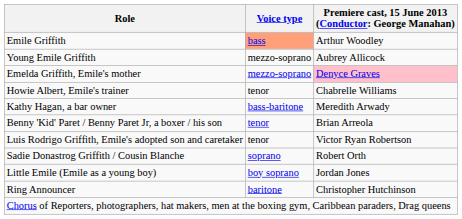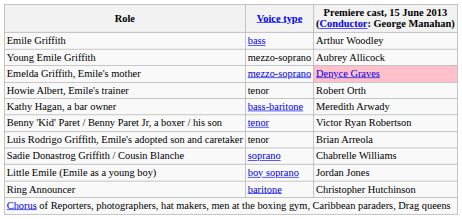(257, 40) lightsalmon background -> (257, 40) no background
(356, 90) Chabrelle Williams -> (341, 90) Robert Orth
(344, 123) Brian Arreola -> (364, 123) Victor Ryan Robertson
(364, 139) Victor Ryan Robertson -> (344, 139) Brian Arreola
(341, 156) Robert Orth -> (356, 156) Chabrelle Williams
